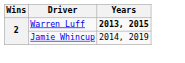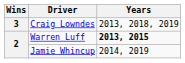+ row: (63, 25)
